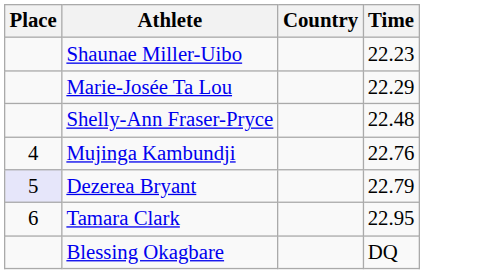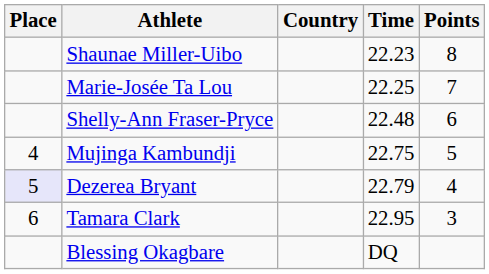+ column: (452, 20)
(391, 86) 22.29 -> (391, 86) 22.25
(391, 152) 22.76 -> (391, 152) 22.75
